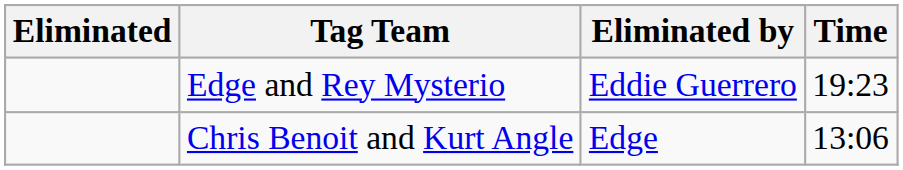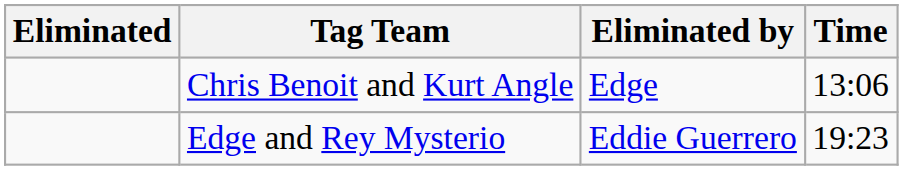rows swapped: (380, 137) <-> (346, 84)
